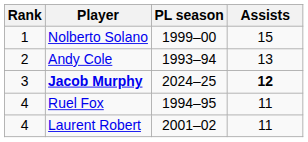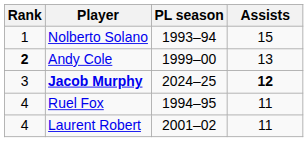(189, 37) 1999–00 -> (189, 37) 1993–94
(25, 59) normal -> (25, 59) bold
(189, 59) 1993–94 -> (189, 59) 1999–00
